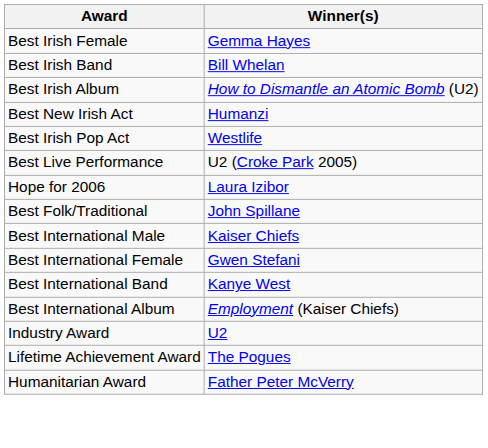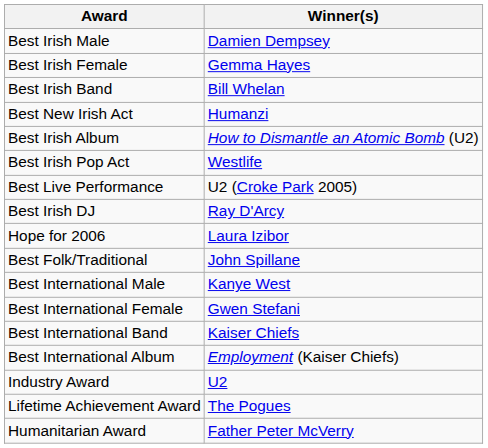+ row: (59, 41)
rows swapped: (64, 89) <-> (70, 114)
+ row: (52, 211)
(253, 235) Kaiser Chiefs -> (249, 284) Kanye West
(249, 284) Kanye West -> (253, 333) Kaiser Chiefs
